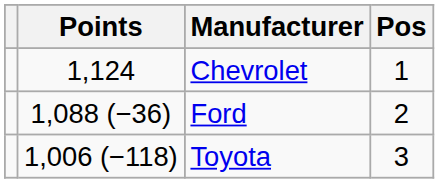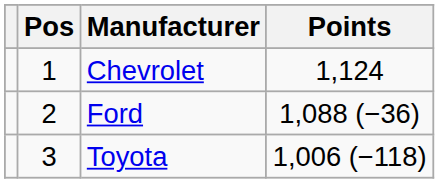columns swapped: (401, 27) <-> (101, 27)
